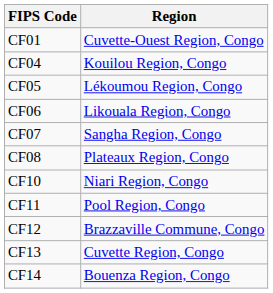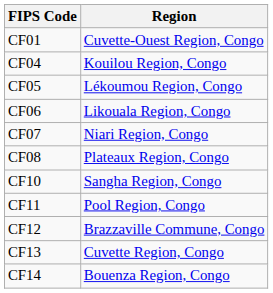(153, 134) Sangha Region, Congo -> (146, 134) Niari Region, Congo
(146, 181) Niari Region, Congo -> (153, 181) Sangha Region, Congo
